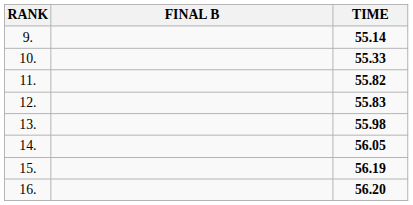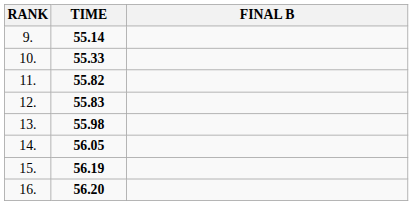columns swapped: (192, 15) <-> (370, 15)
